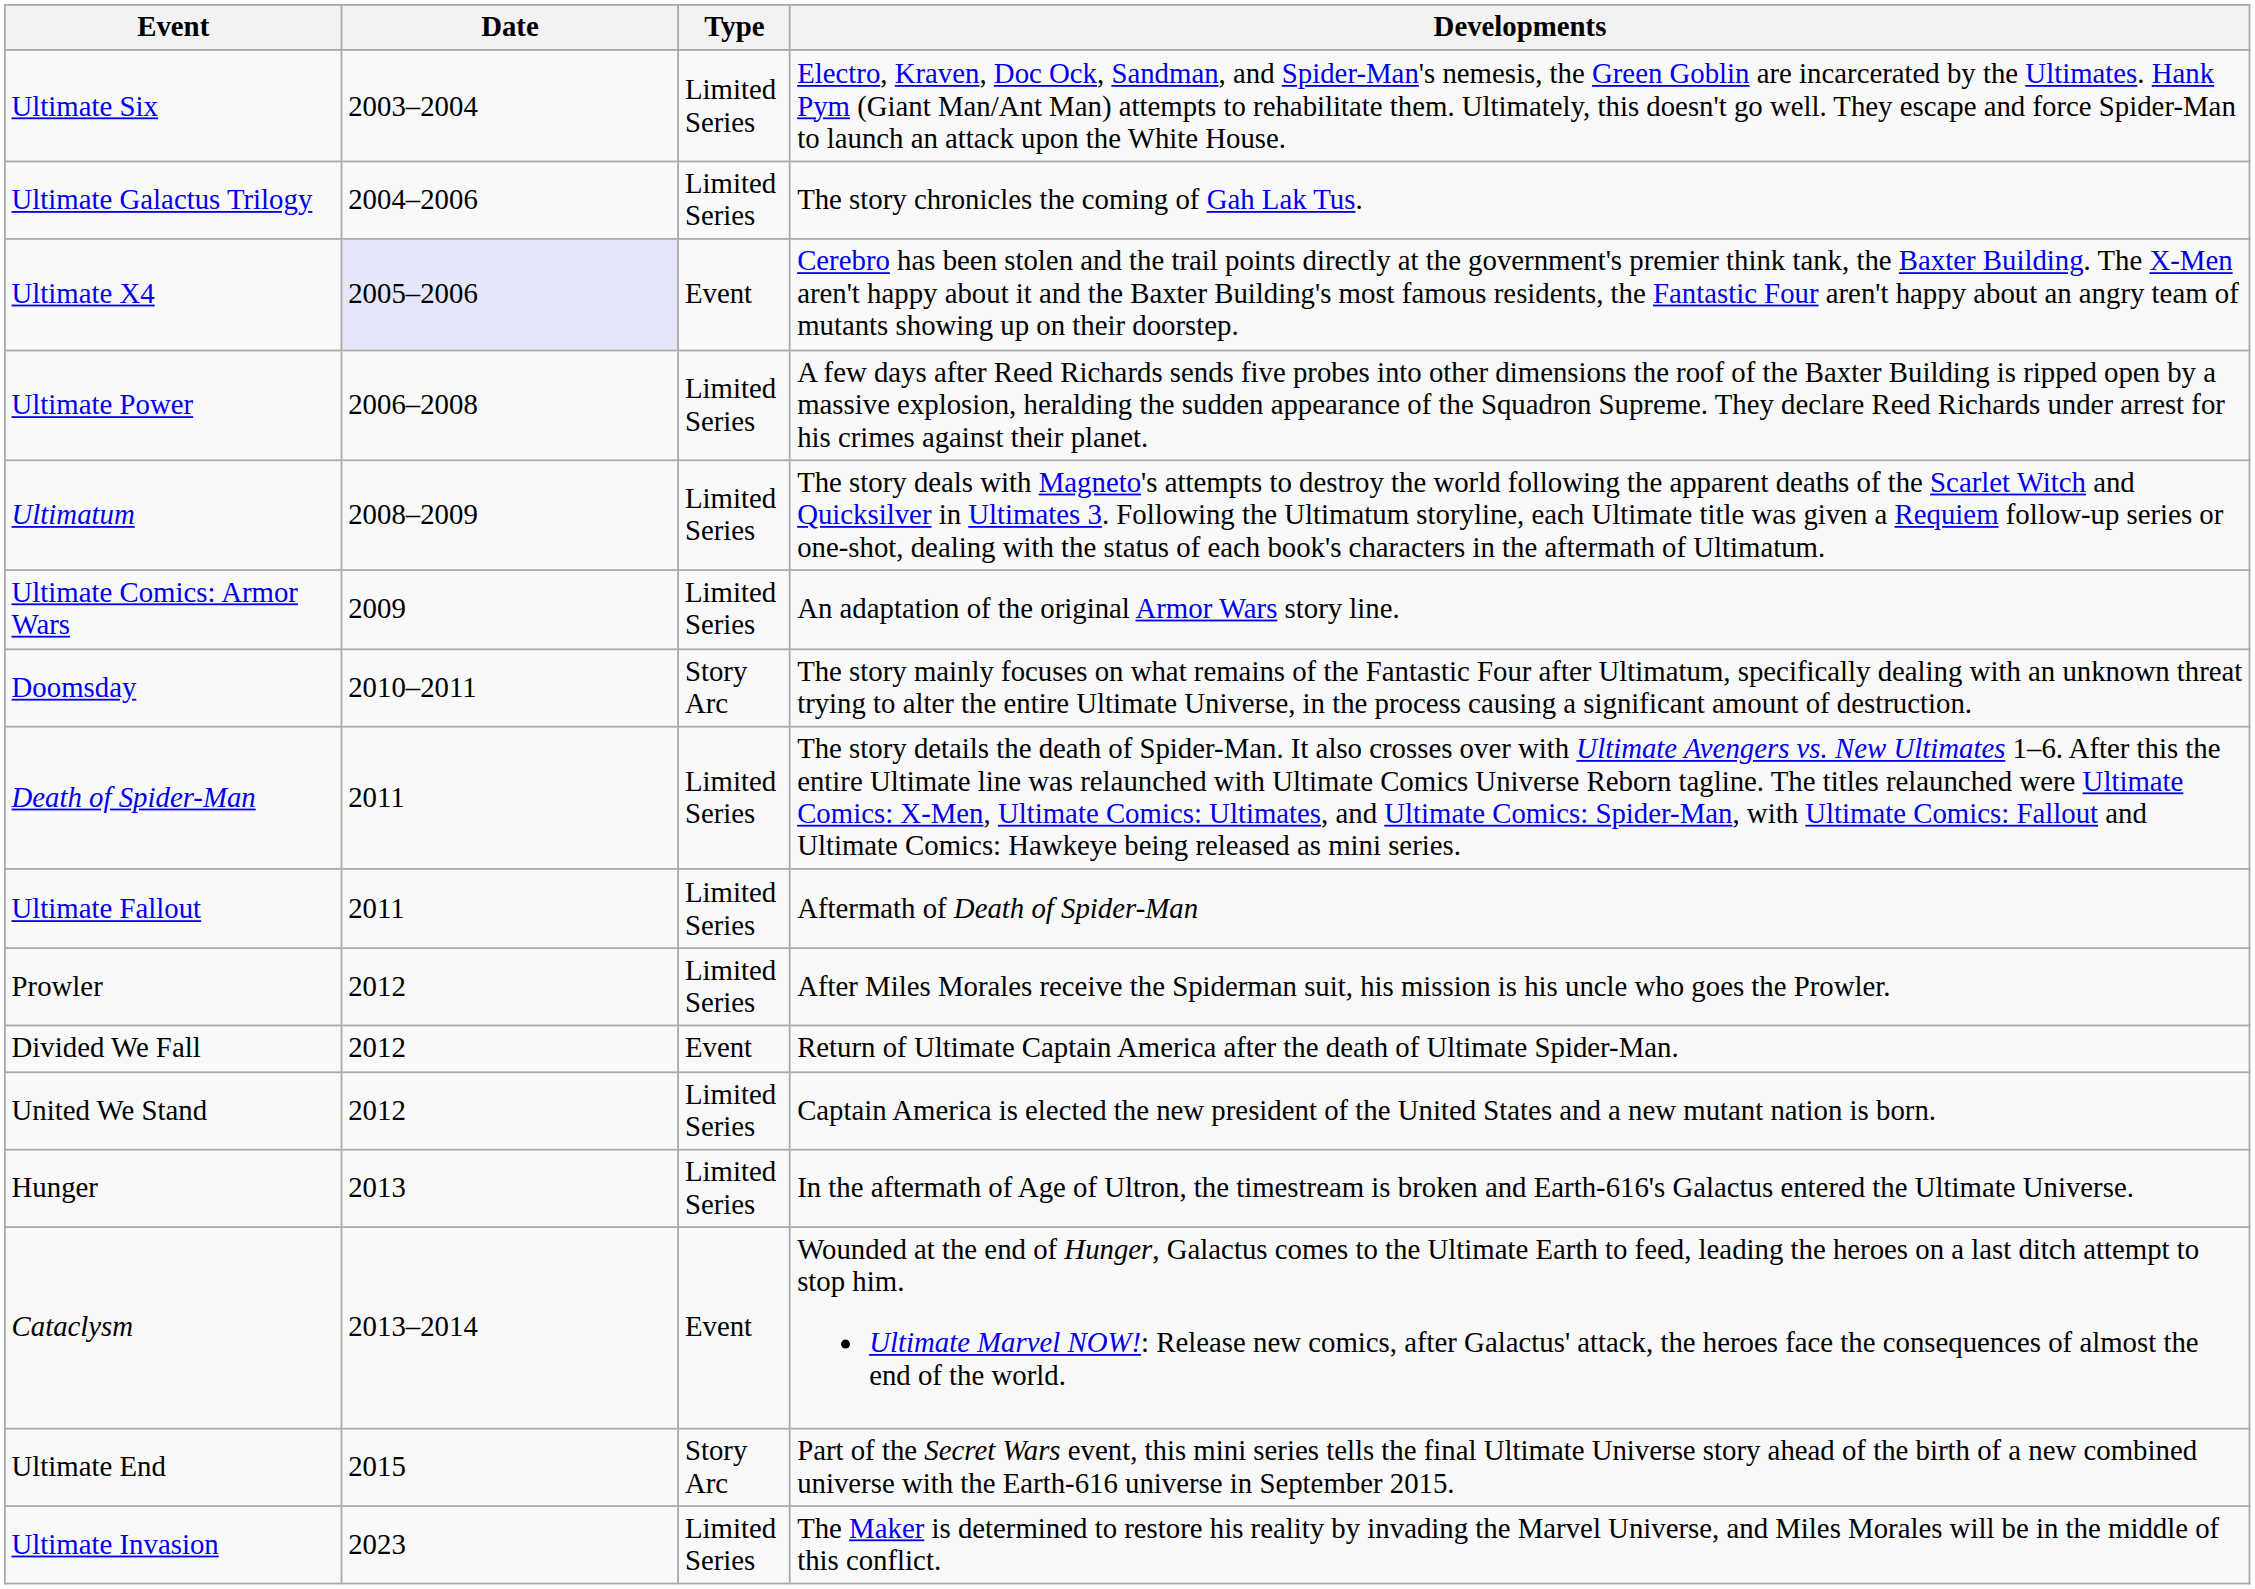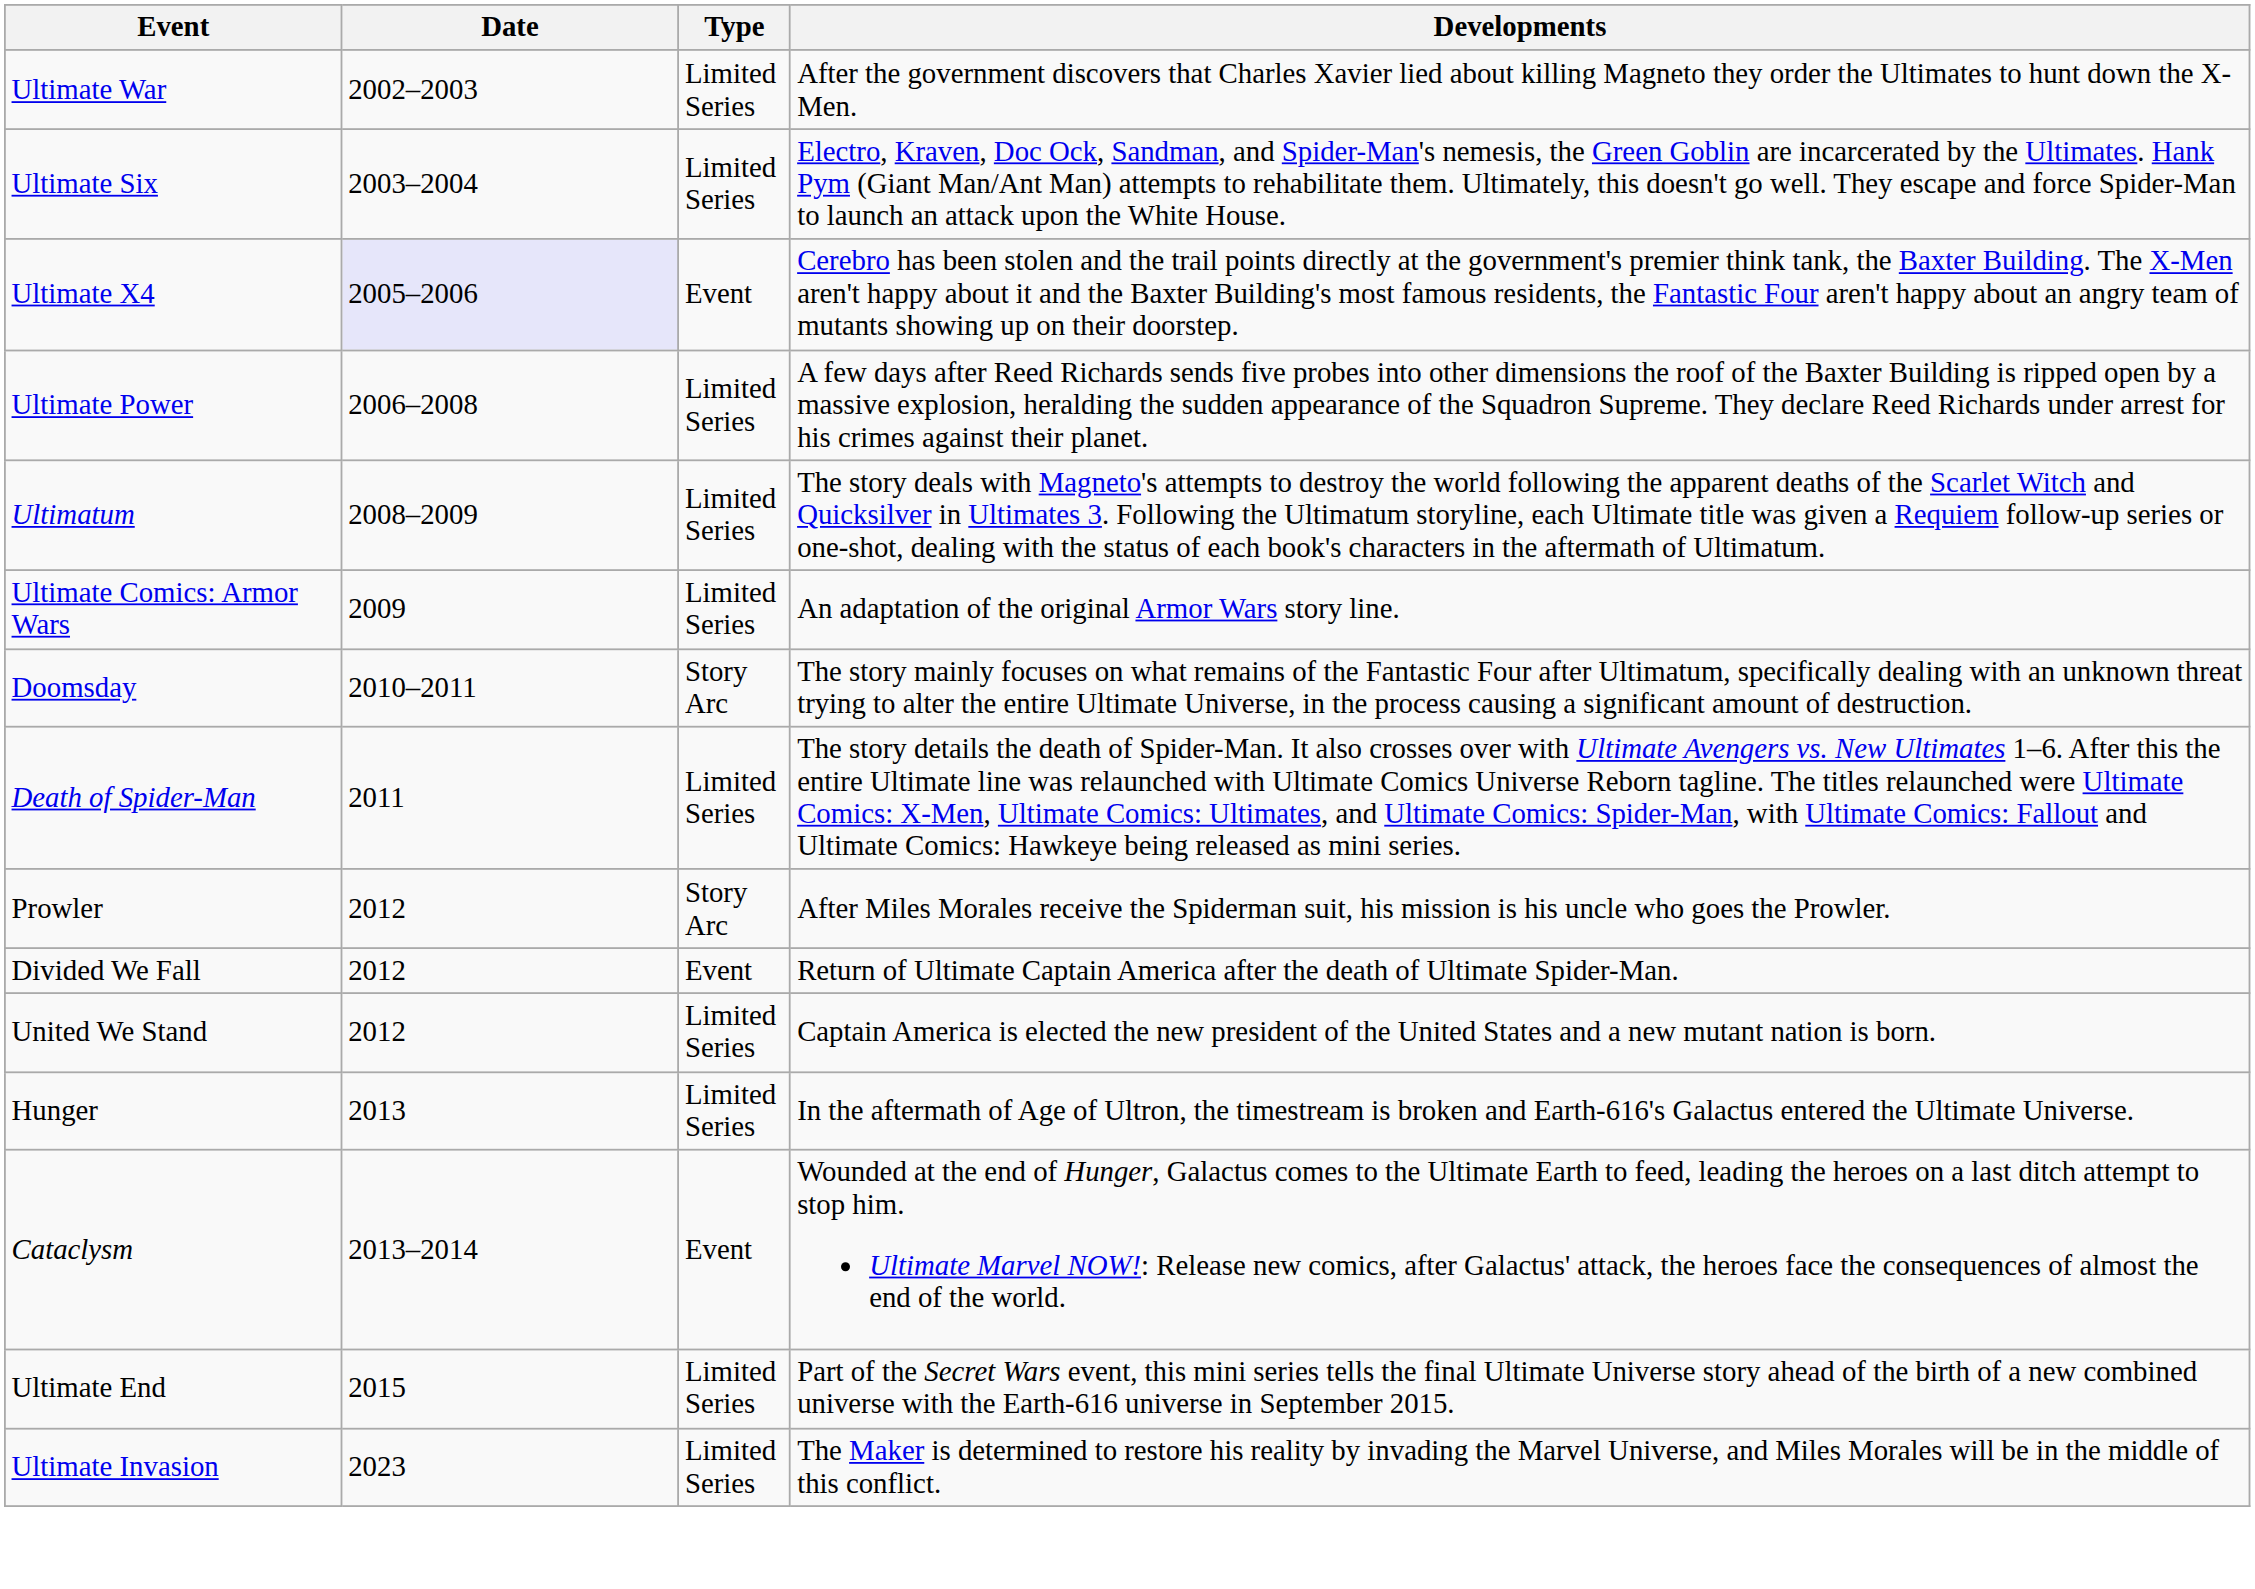+ row: (89, 89)
- row: (162, 199)
- row: (106, 908)
(730, 986) Limited Series -> (716, 908) Story Arc
(716, 1466) Story Arc -> (730, 1388) Limited Series
